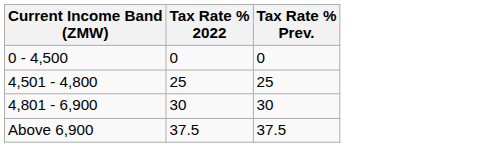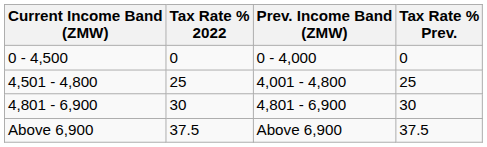+ column: (324, 25)
